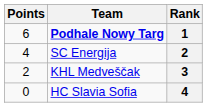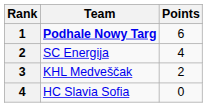columns swapped: (185, 14) <-> (26, 14)
